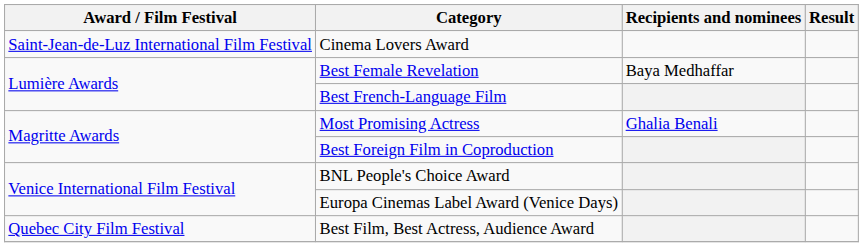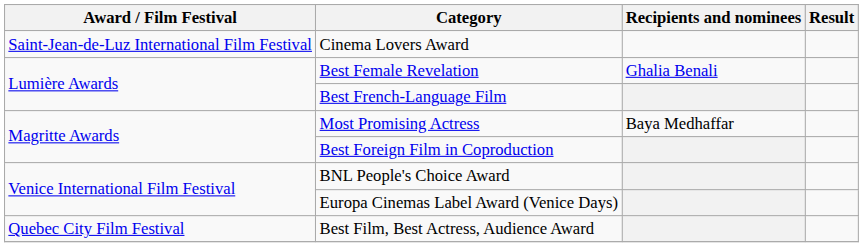(680, 70) Baya Medhaffar -> (672, 70) Ghalia Benali
(672, 123) Ghalia Benali -> (680, 123) Baya Medhaffar
